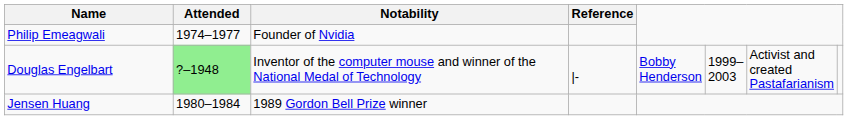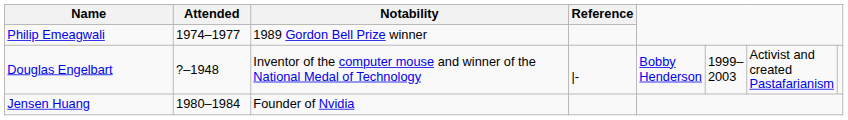(304, 34) Founder of Nvidia -> (340, 34) 1989 Gordon Bell Prize winner
(197, 69) lightgreen background -> (197, 69) no background
(340, 104) 1989 Gordon Bell Prize winner -> (304, 104) Founder of Nvidia
